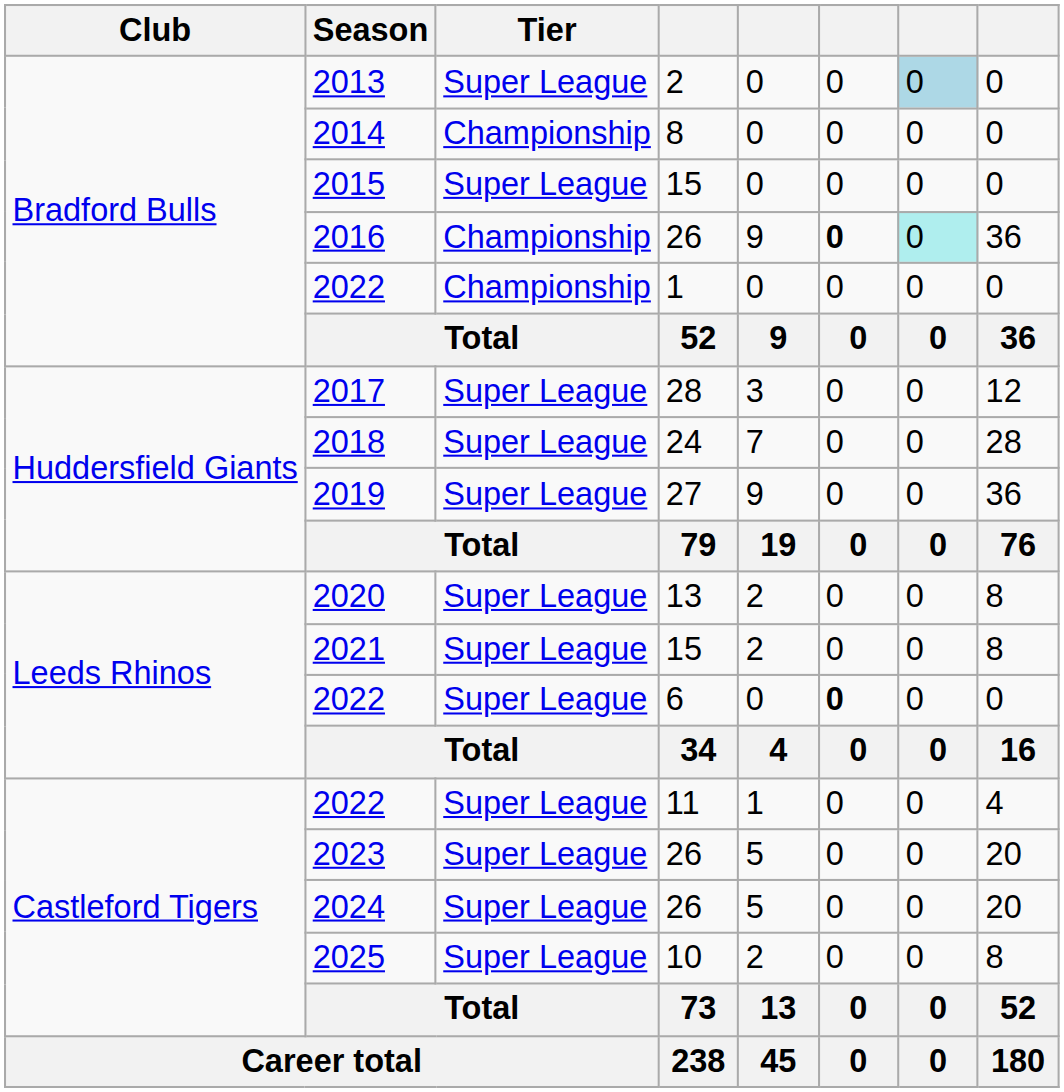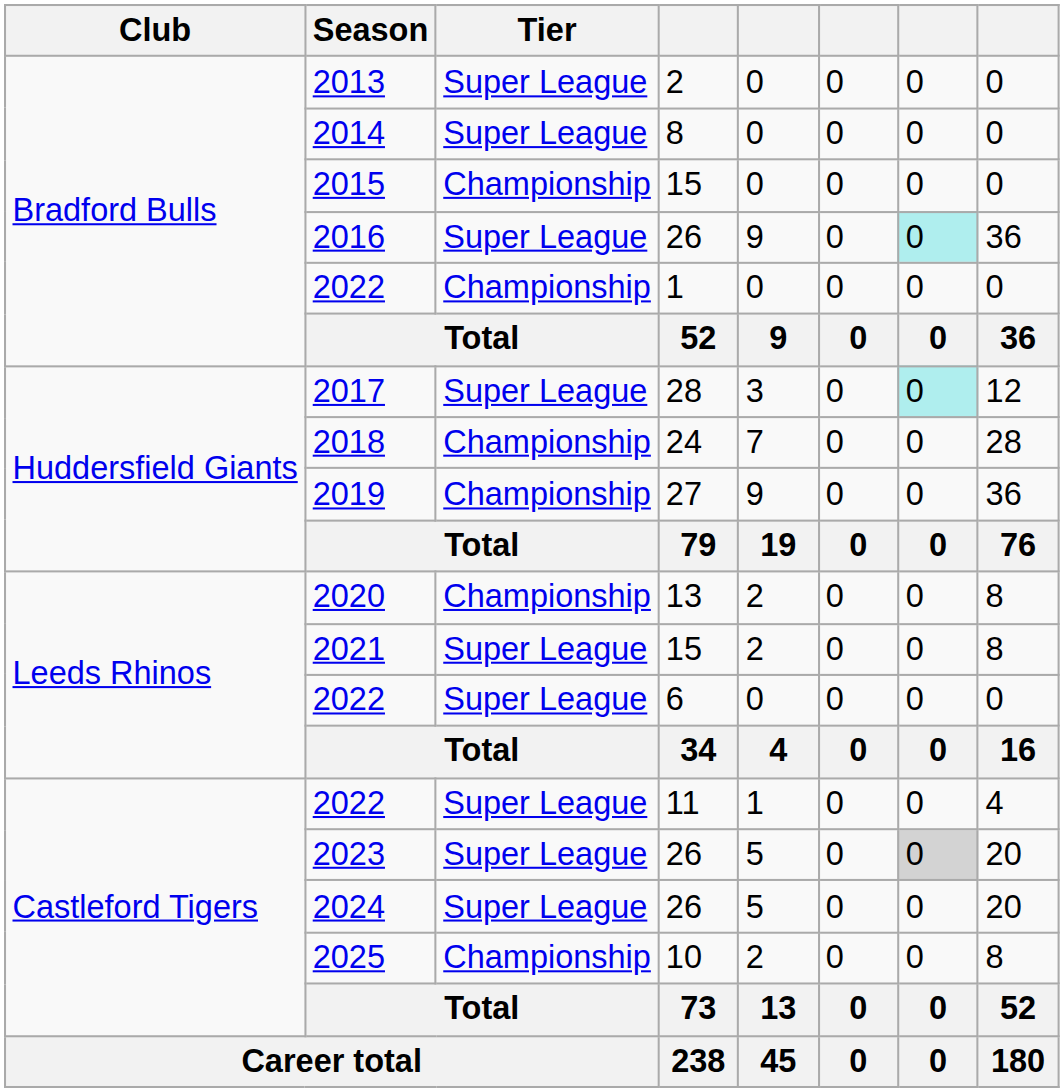(915, 81) lightblue background -> (915, 81) no background
(547, 133) Championship -> (545, 133) Super League
(545, 184) Super League -> (547, 184) Championship
(547, 236) Championship -> (545, 236) Super League
(835, 236) bold -> (835, 236) normal
(915, 390) no background -> (915, 390) paleturquoise background
(545, 442) Super League -> (547, 442) Championship
(545, 493) Super League -> (547, 493) Championship
(545, 596) Super League -> (547, 596) Championship
(835, 699) bold -> (835, 699) normal
(915, 854) no background -> (915, 854) lightgrey background
(545, 957) Super League -> (547, 957) Championship
